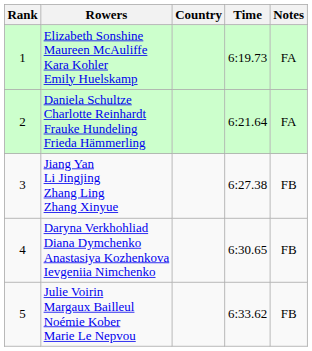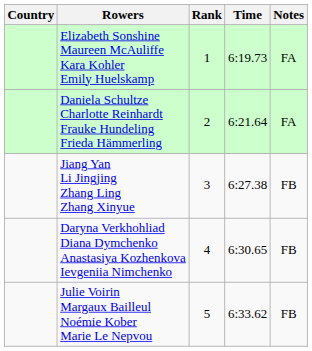columns swapped: (23, 14) <-> (199, 14)
